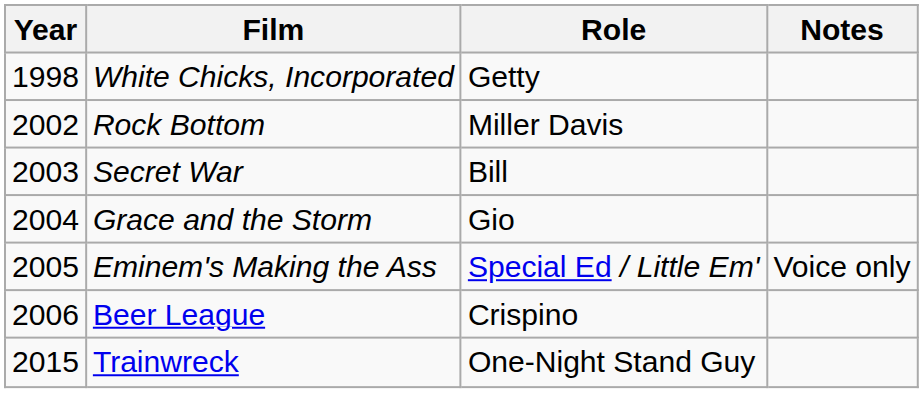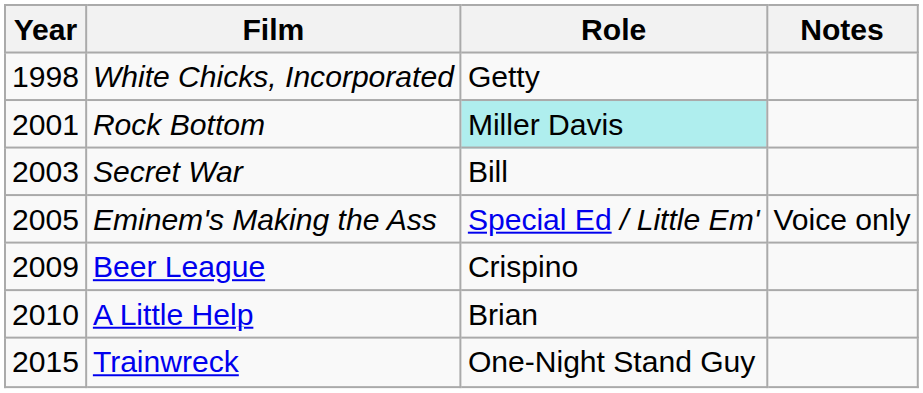(45, 124) 2002 -> (45, 124) 2001
(546, 124) no background -> (546, 124) paleturquoise background
- row: (232, 220)
(45, 315) 2006 -> (45, 267) 2009
+ row: (173, 315)
